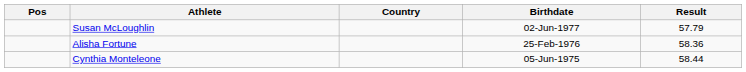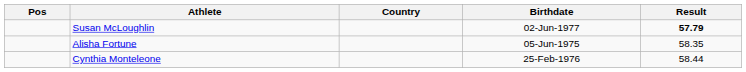(691, 28) normal -> (691, 28) bold
(552, 43) 25-Feb-1976 -> (552, 43) 05-Jun-1975
(691, 43) 58.36 -> (691, 43) 58.35
(552, 59) 05-Jun-1975 -> (552, 59) 25-Feb-1976
